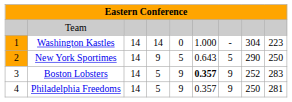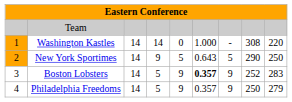(253, 43) 304 -> (253, 43) 308
(276, 43) 223 -> (276, 43) 220
(276, 89) 281 -> (276, 89) 279
